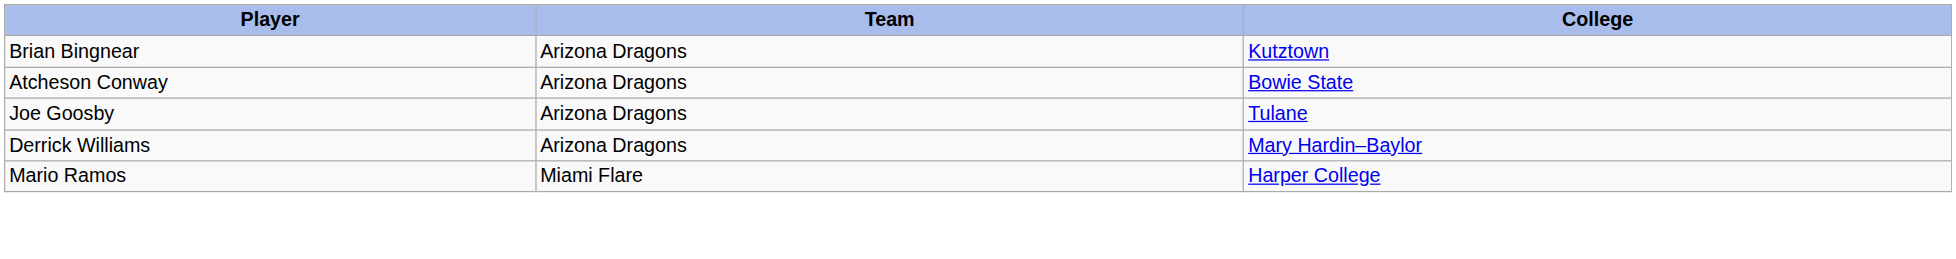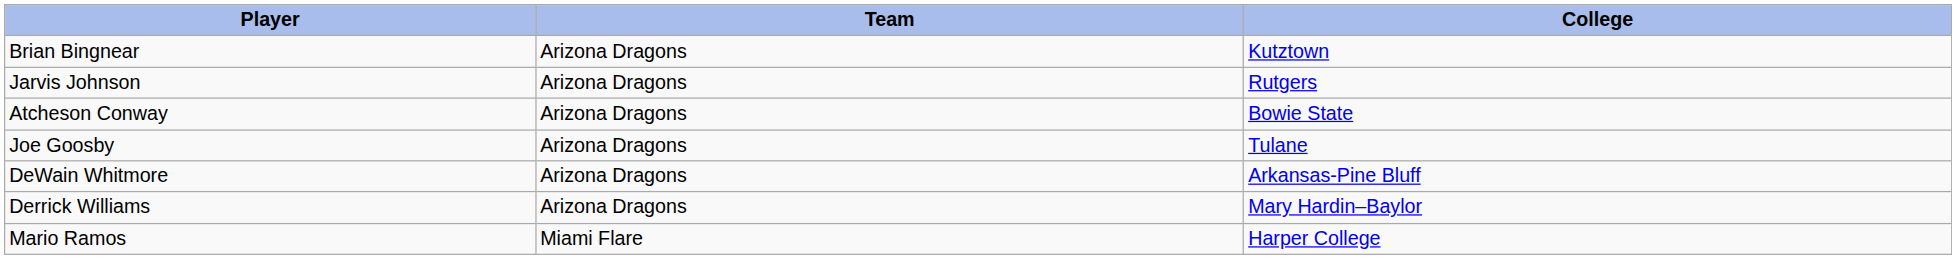+ row: (75, 82)
+ row: (89, 176)
